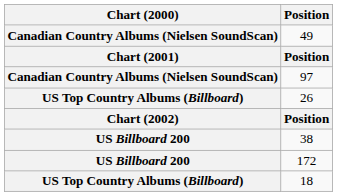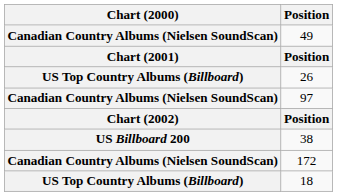rows swapped: (307, 77) <-> (307, 98)
(143, 160) US Billboard 200 -> (143, 160) Canadian Country Albums (Nielsen SoundScan)
